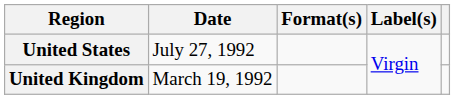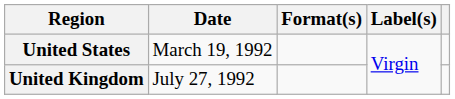(204, 49) July 27, 1992 -> (213, 49) March 19, 1992
(213, 79) March 19, 1992 -> (204, 79) July 27, 1992
